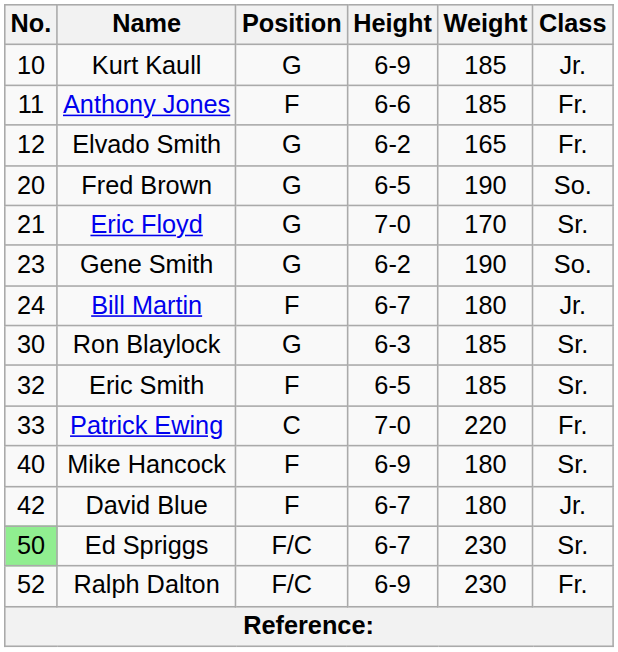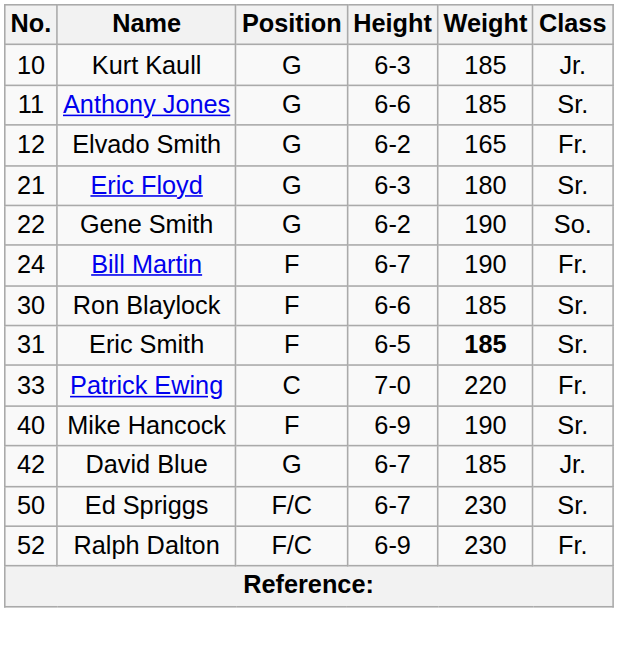(393, 64) 6-9 -> (393, 64) 6-3
(292, 104) F -> (292, 104) G
(573, 104) Fr. -> (573, 104) Sr.
- row: (147, 184)
(393, 225) 7-0 -> (393, 184) 6-3
(485, 225) 170 -> (485, 184) 180
(31, 265) 23 -> (31, 225) 22
(485, 305) 180 -> (485, 265) 190
(573, 305) Jr. -> (573, 265) Fr.
(292, 345) G -> (292, 305) F
(393, 345) 6-3 -> (393, 305) 6-6
(31, 385) 32 -> (31, 345) 31
(485, 385) normal -> (485, 345) bold
(485, 465) 180 -> (485, 425) 190
(292, 505) F -> (292, 465) G
(485, 505) 180 -> (485, 465) 185
(31, 545) lightgreen background -> (31, 505) no background
